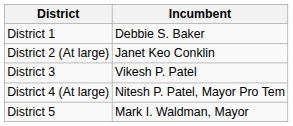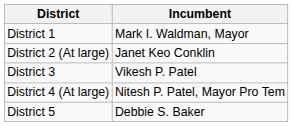(160, 33) Debbie S. Baker -> (182, 33) Mark I. Waldman, Mayor
(182, 111) Mark I. Waldman, Mayor -> (160, 111) Debbie S. Baker
